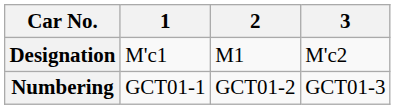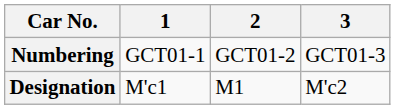rows swapped: (62, 54) <-> (62, 87)
